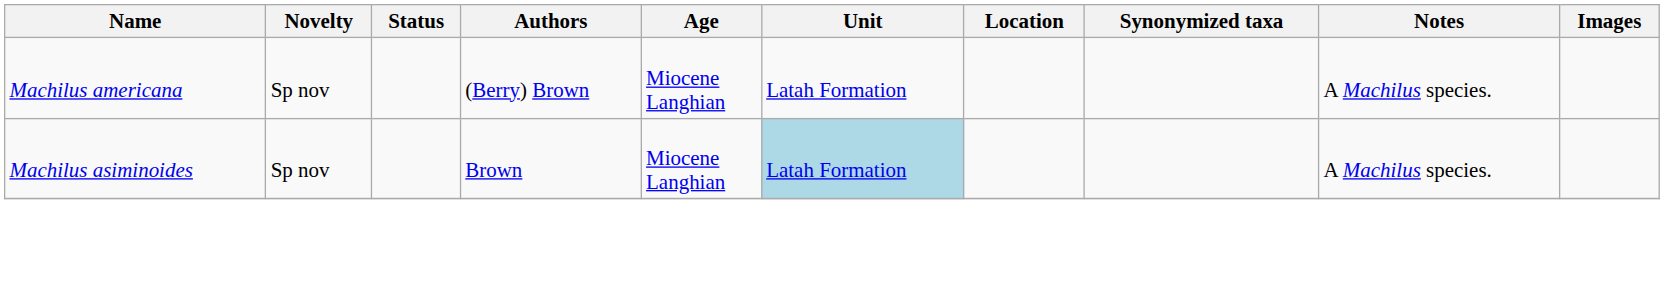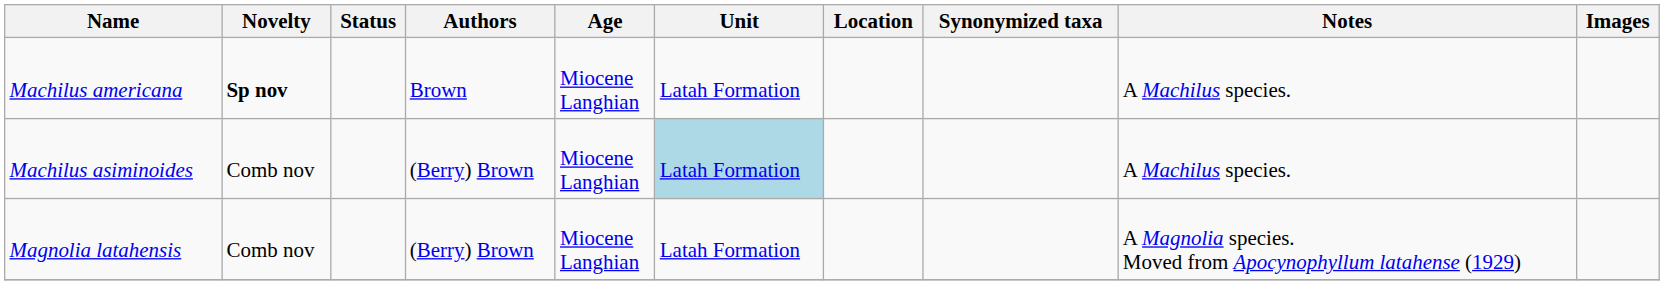(300, 89) normal -> (257, 89) bold
(527, 89) (Berry) Brown -> (438, 89) Brown
(300, 170) Sp nov -> (270, 170) Comb nov
(494, 170) Brown -> (472, 170) (Berry) Brown
+ row: (95, 250)
